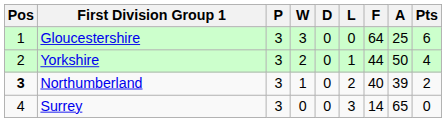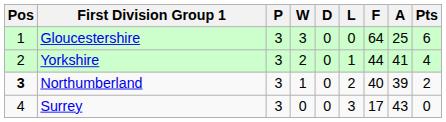(400, 60) 50 -> (400, 60) 41
(376, 106) 14 -> (376, 106) 17
(400, 106) 65 -> (400, 106) 43
